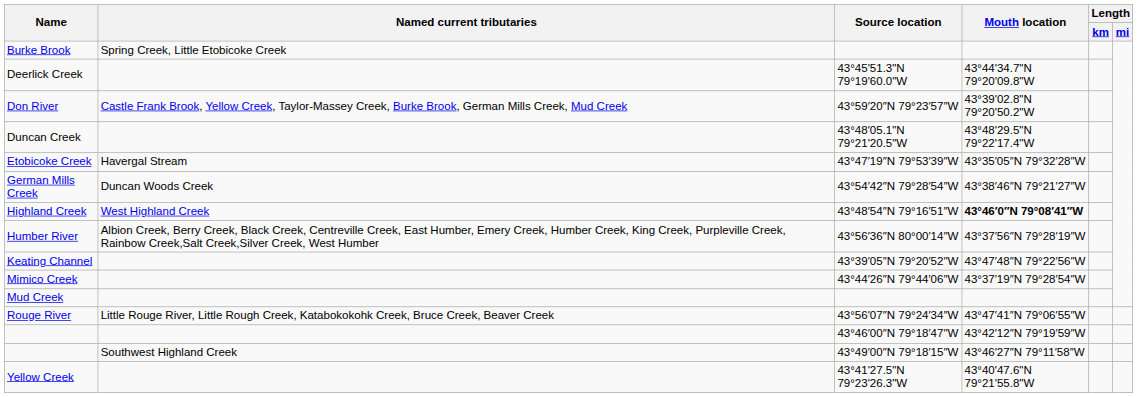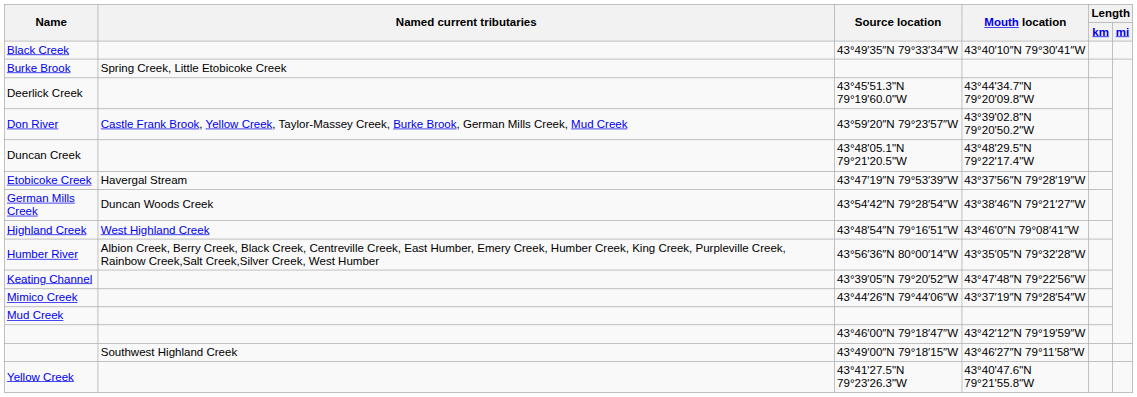+ row: (38, 50)
(1025, 162) 43°35′05″N 79°32′28″W -> (1025, 180) 43°37′56″N 79°28′19″W
(1024, 211) bold -> (1022, 229) normal
(1025, 236) 43°37′56″N 79°28′19″W -> (1025, 254) 43°35′05″N 79°32′28″W
- row: (39, 315)
